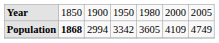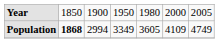(123, 29) 3342 -> (123, 29) 3349
